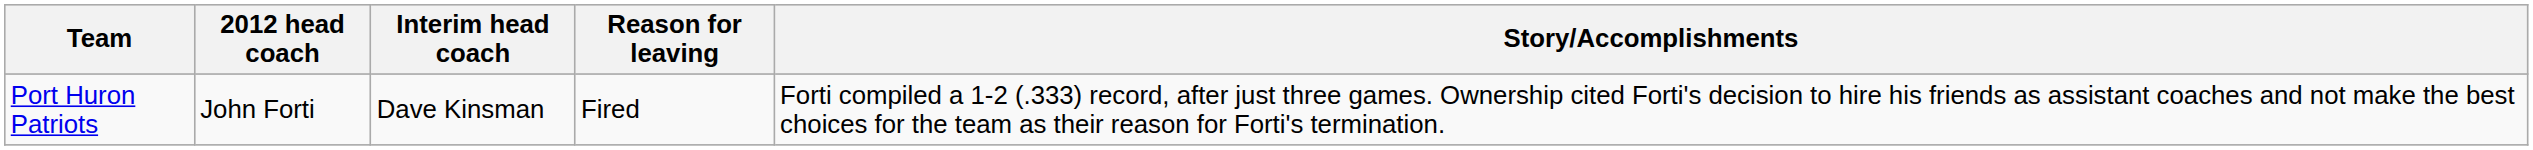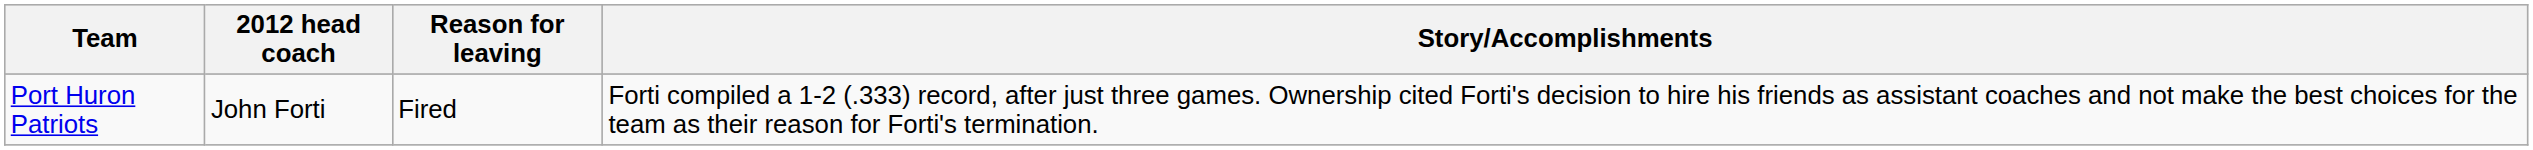- column: (473, 39)
